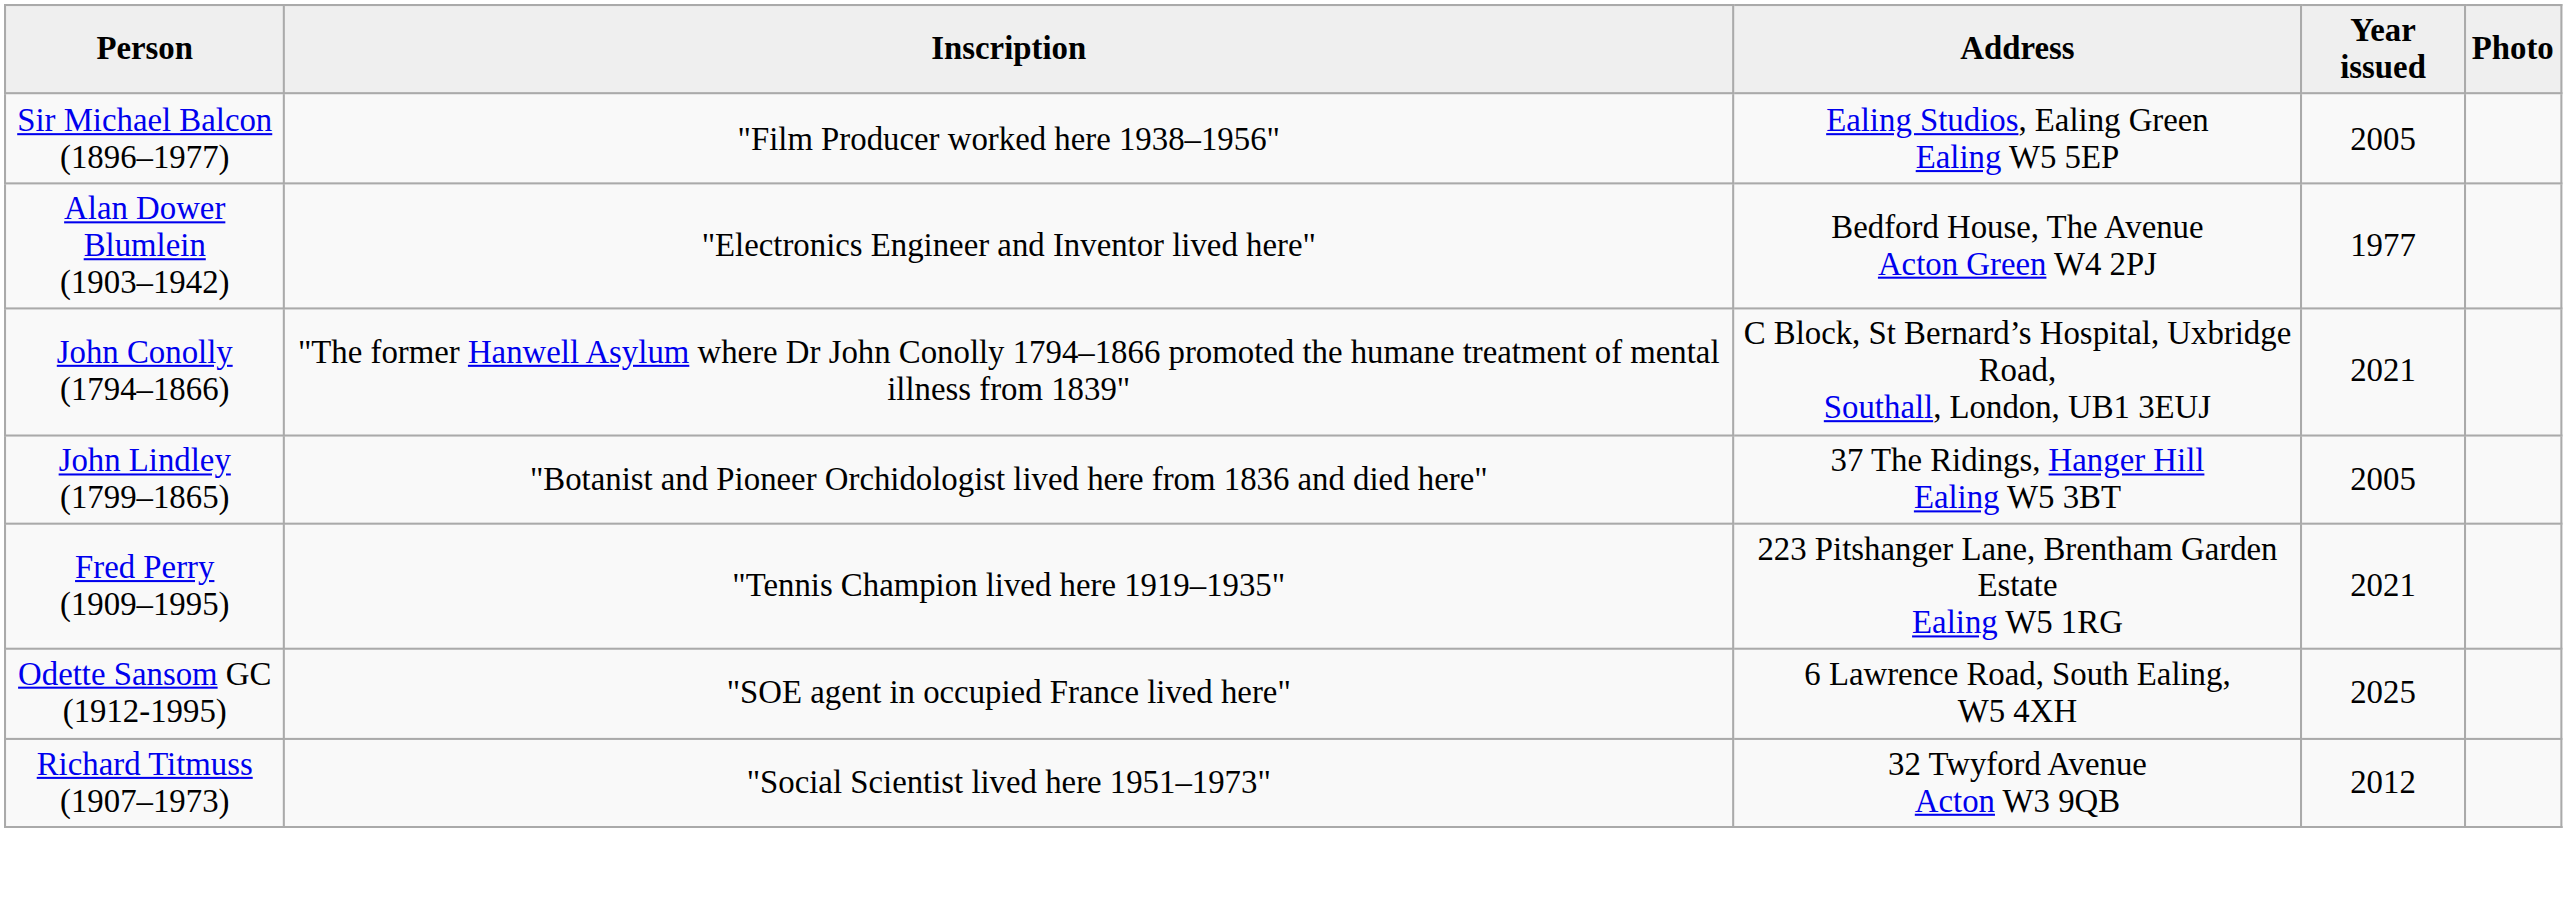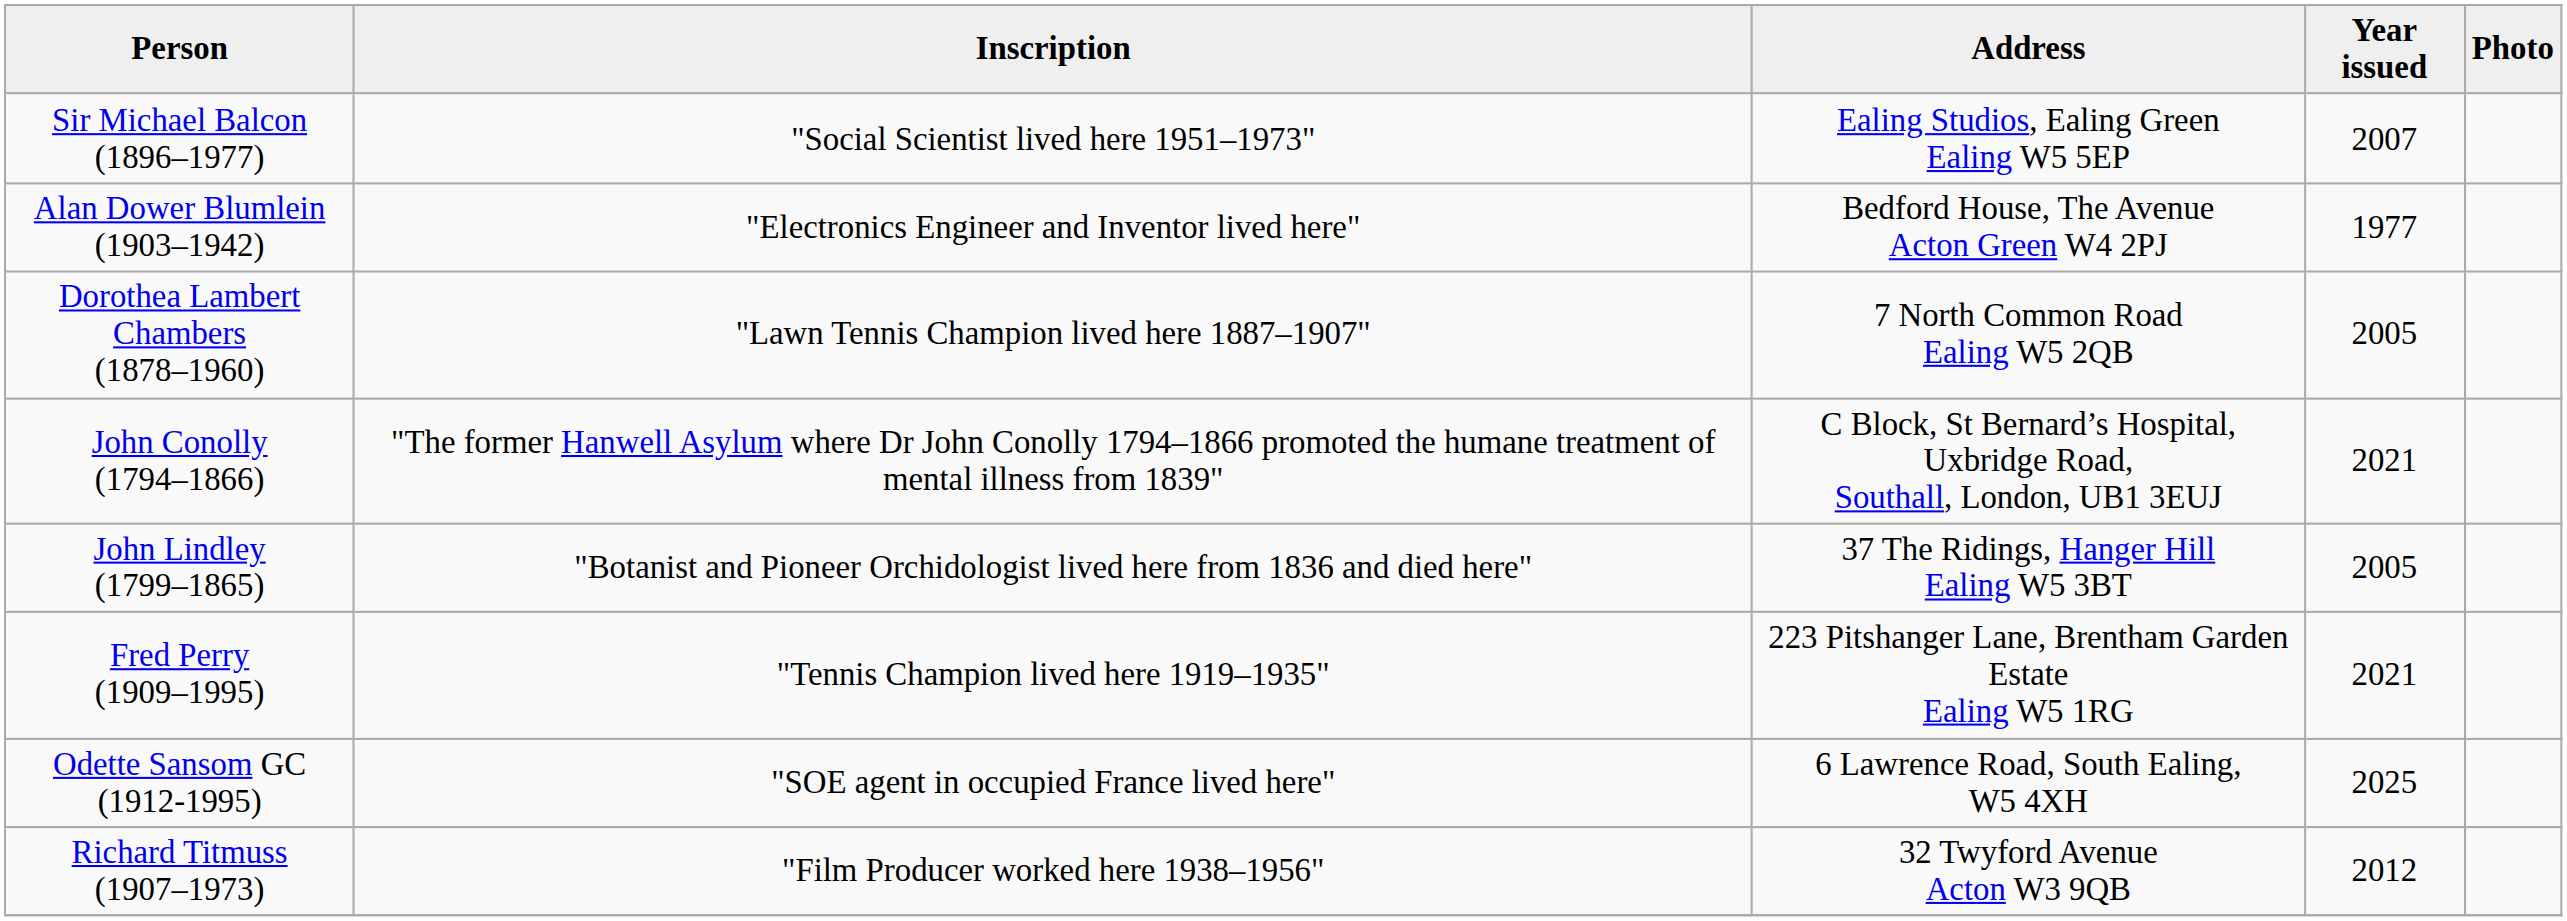(1009, 137) "Film Producer worked here 1938–1956" -> (1053, 137) "Social Scientist lived here 1951–1973"
(2383, 137) 2005 -> (2384, 137) 2007
+ row: (180, 334)
(1009, 782) "Social Scientist lived here 1951–1973" -> (1053, 871) "Film Producer worked here 1938–1956"
